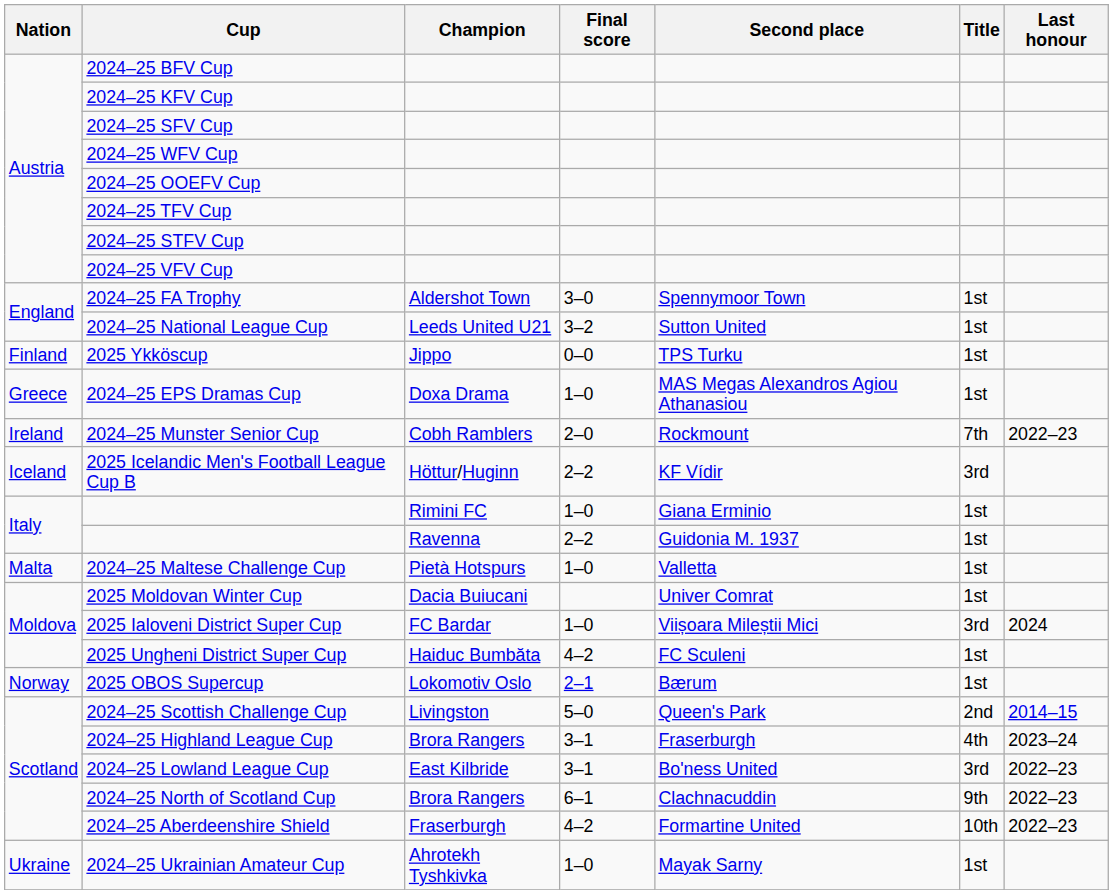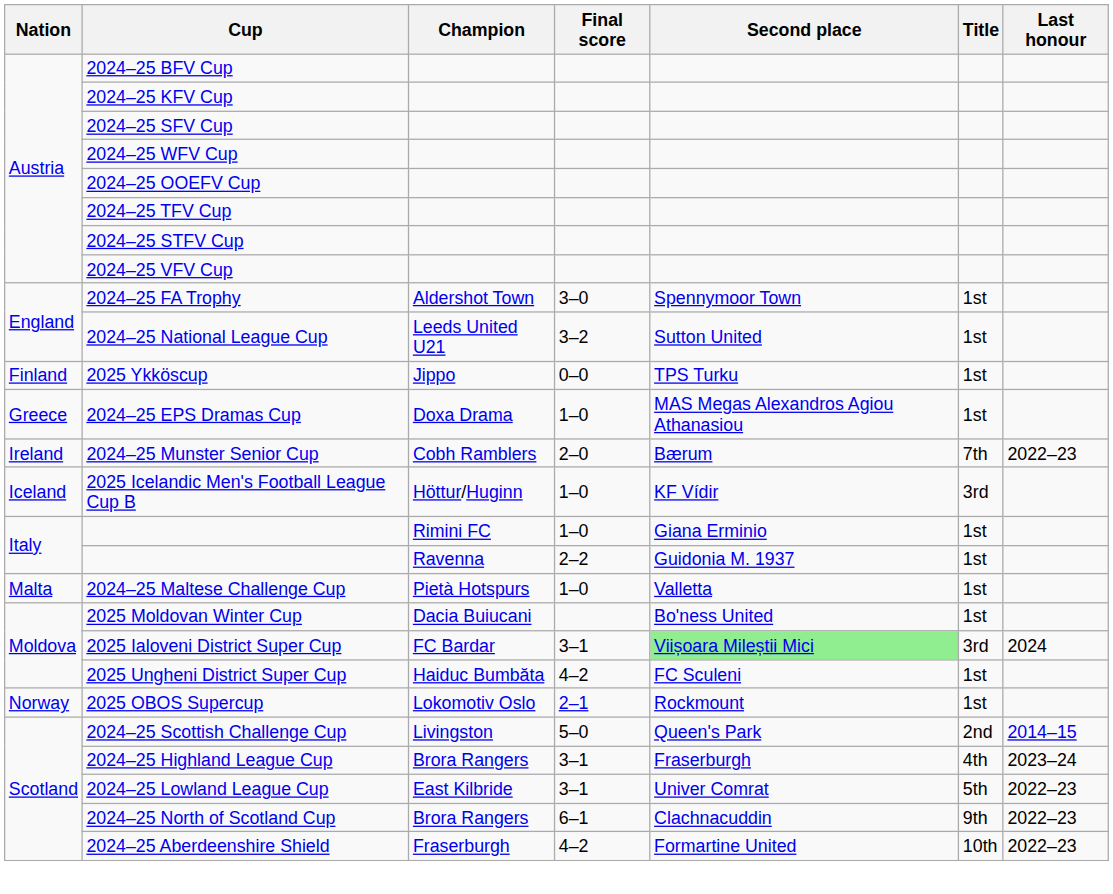(703, 433) Rockmount -> (683, 453) Bærum
(579, 471) 2–2 -> (574, 492) 1–0
(716, 596) Univer Comrat -> (714, 617) Bo'ness United
(579, 625) 1–0 -> (574, 645) 3–1
(738, 625) no background -> (734, 645) lightgreen background
(688, 683) Bærum -> (699, 703) Rockmount
(718, 769) Bo'ness United -> (711, 789) Univer Comrat
(976, 769) 3rd -> (975, 789) 5th
- row: (215, 865)
